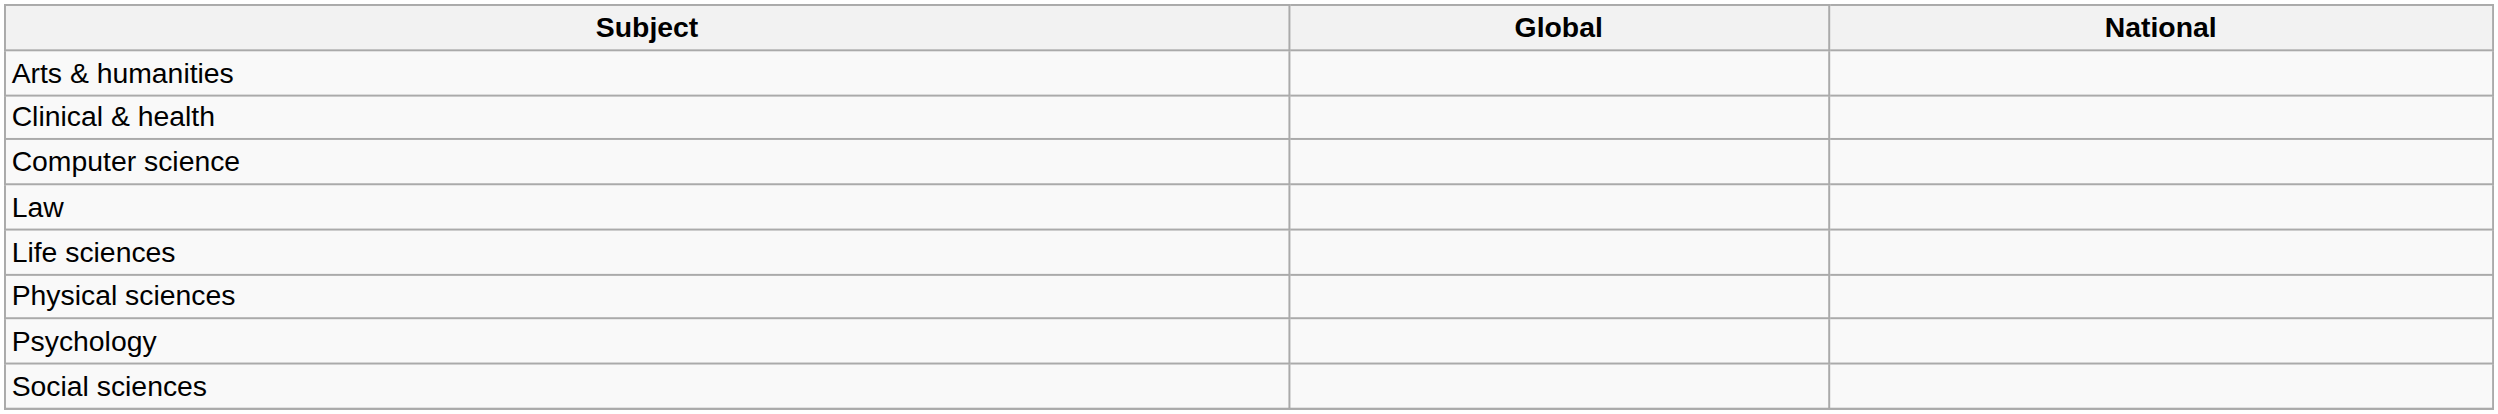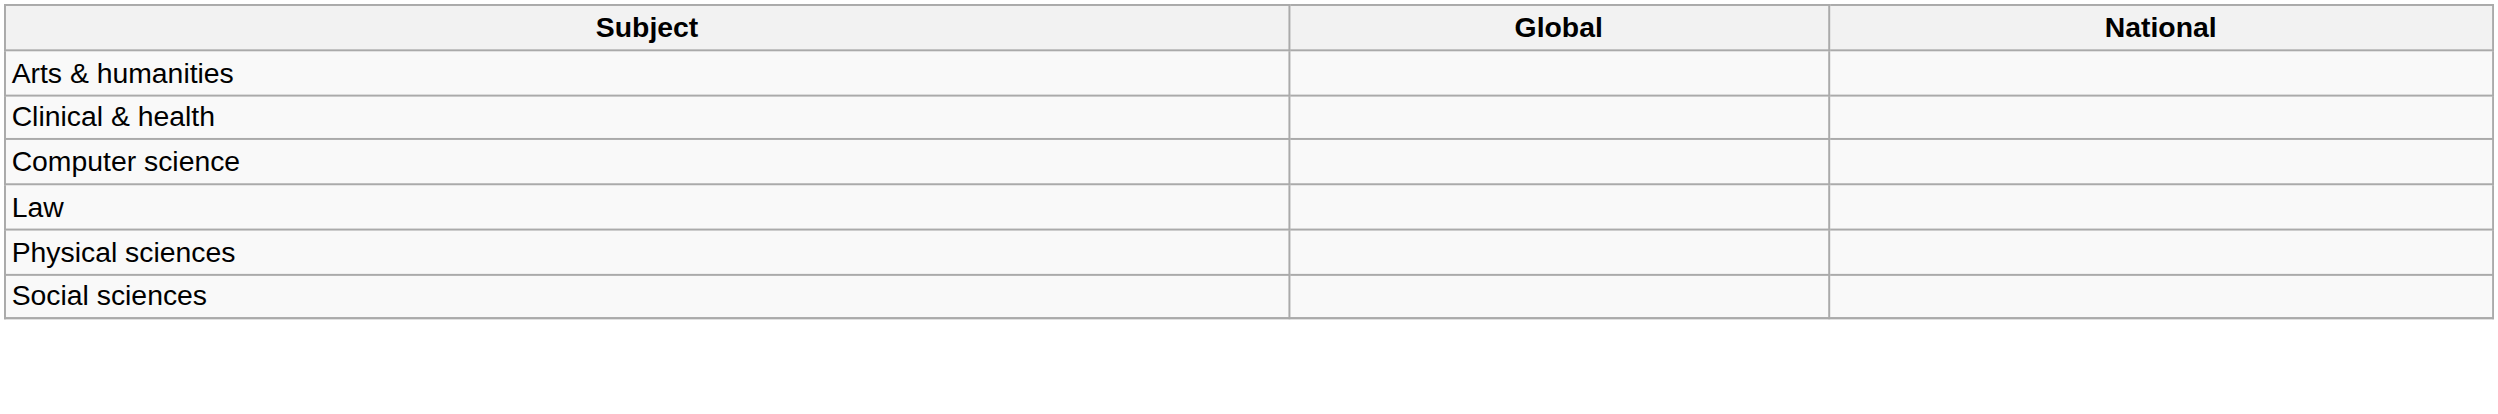- row: (94, 252)
- row: (84, 342)
